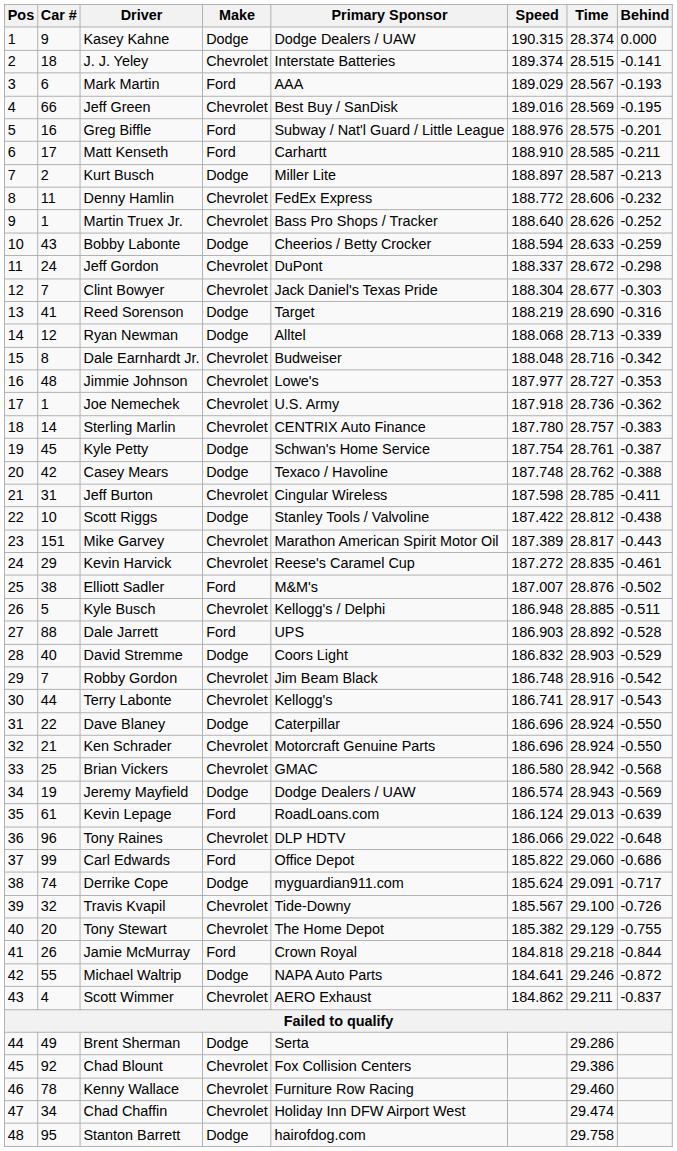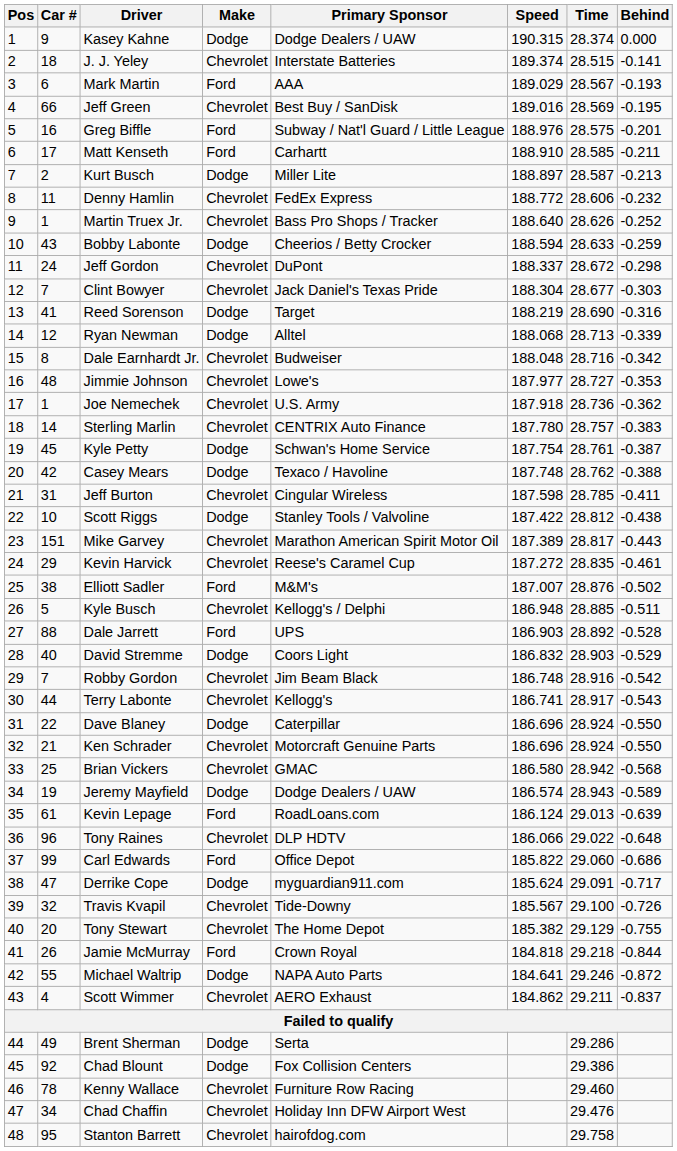(641, 792) -0.569 -> (641, 792) -0.589
(49, 883) 74 -> (49, 883) 47
(237, 1066) Chevrolet -> (227, 1066) Dodge
(592, 1112) 29.474 -> (592, 1112) 29.476
(227, 1134) Dodge -> (237, 1134) Chevrolet
